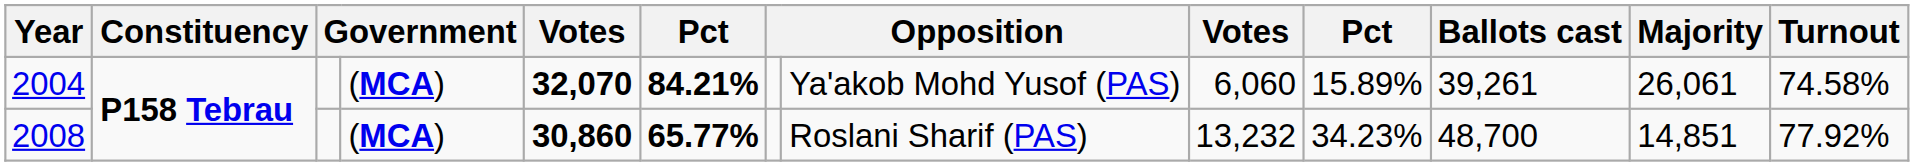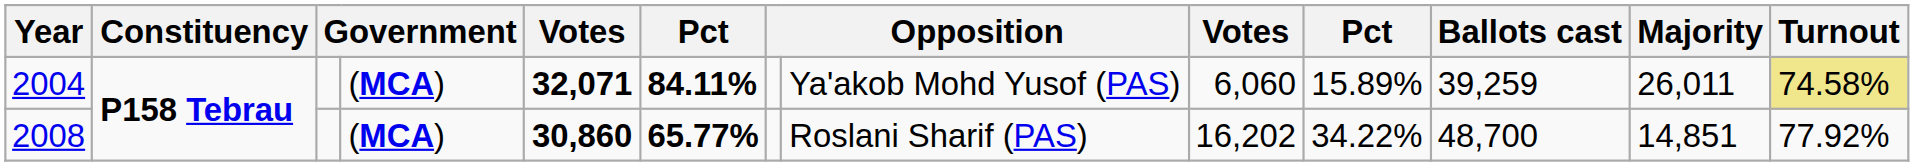(582, 83) 32,070 -> (582, 83) 32,071
(703, 83) 84.21% -> (702, 83) 84.11%
(1488, 83) 39,261 -> (1488, 83) 39,259
(1687, 83) 26,061 -> (1686, 83) 26,011
(1834, 83) no background -> (1834, 83) khaki background
(1246, 135) 13,232 -> (1246, 135) 16,202
(1367, 135) 34.23% -> (1367, 135) 34.22%
